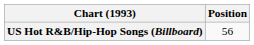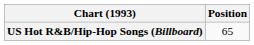(227, 31) 56 -> (227, 31) 65
